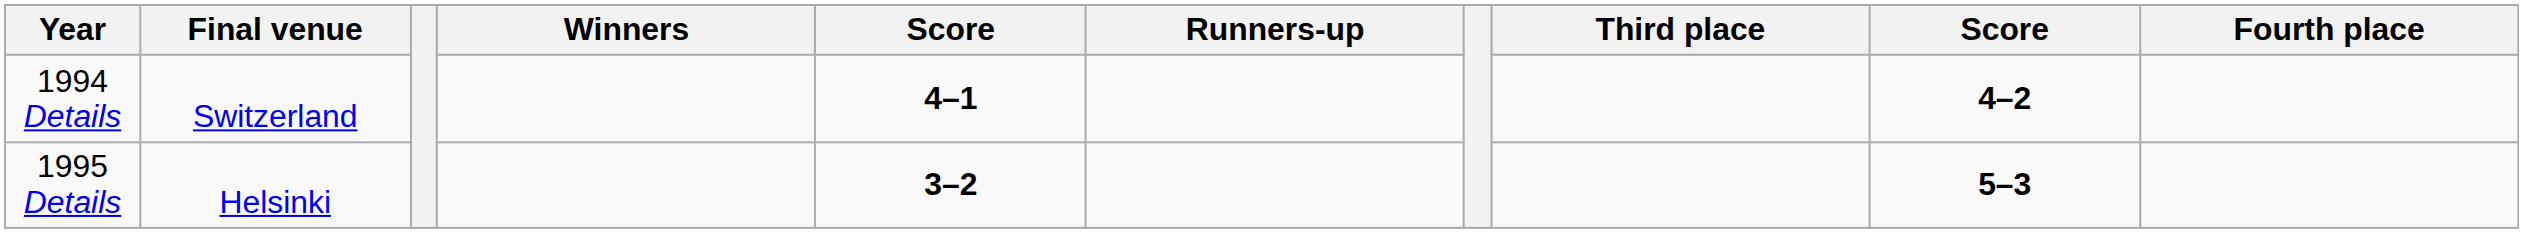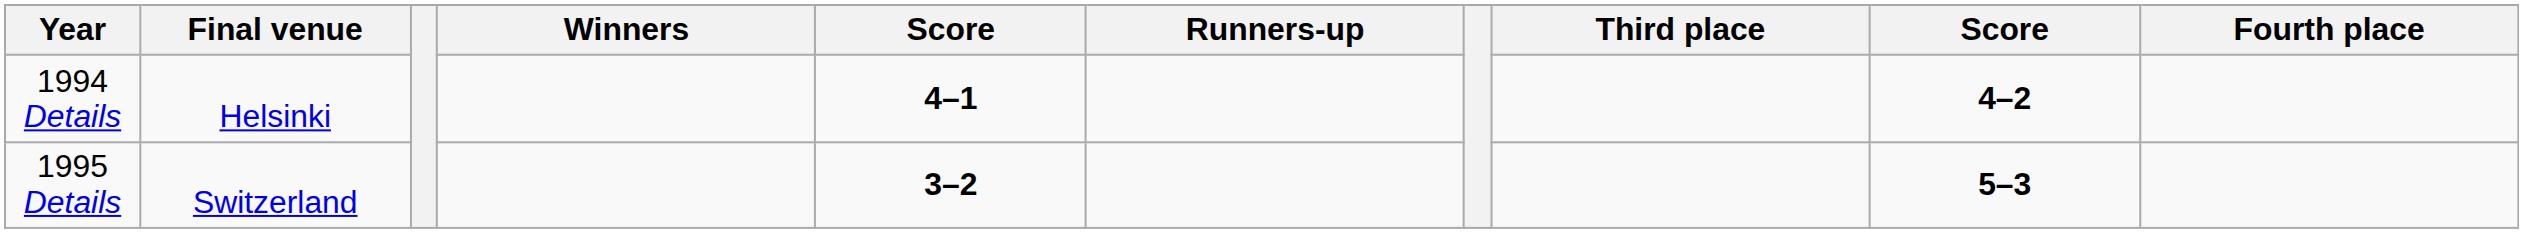(275, 116) Switzerland -> (275, 116) Helsinki
(275, 202) Helsinki -> (275, 202) Switzerland
